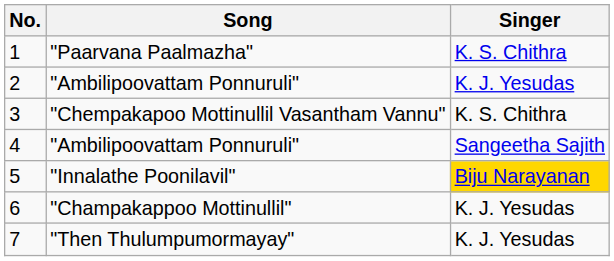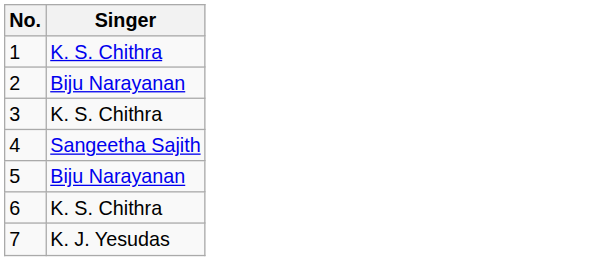- column: (248, 20)
(514, 83) K. J. Yesudas -> (118, 83) Biju Narayanan
(522, 177) gold background -> (118, 177) no background
(514, 208) K. J. Yesudas -> (106, 208) K. S. Chithra
